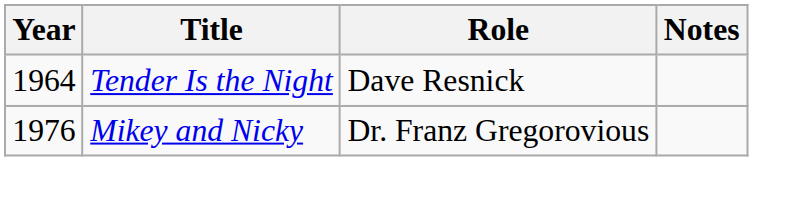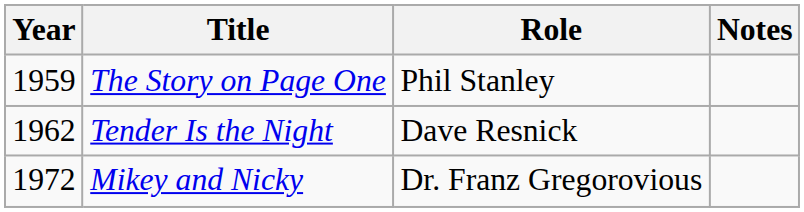+ row: (238, 79)
(44, 79) 1964 -> (44, 130) 1962
(44, 130) 1976 -> (44, 180) 1972
